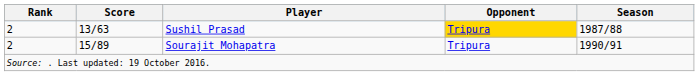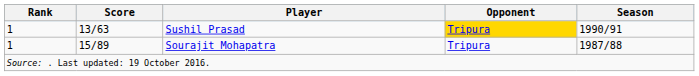(10, 29) 2 -> (10, 29) 1
(601, 29) 1987/88 -> (601, 29) 1990/91
(10, 46) 2 -> (10, 46) 1
(601, 46) 1990/91 -> (601, 46) 1987/88
